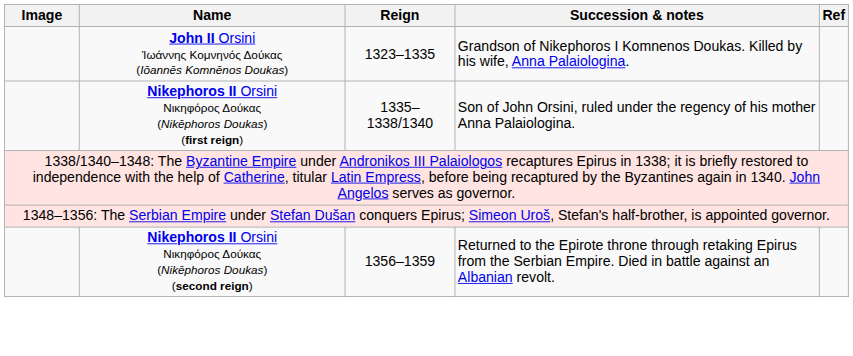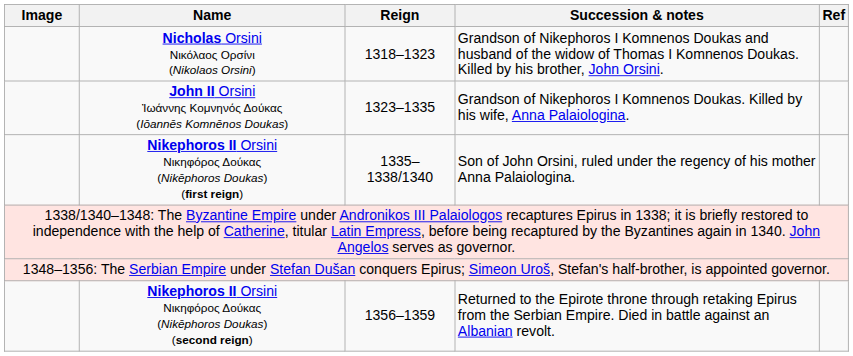+ row: (212, 53)
